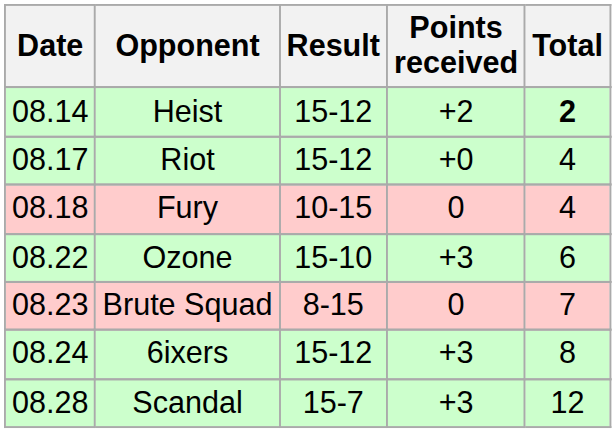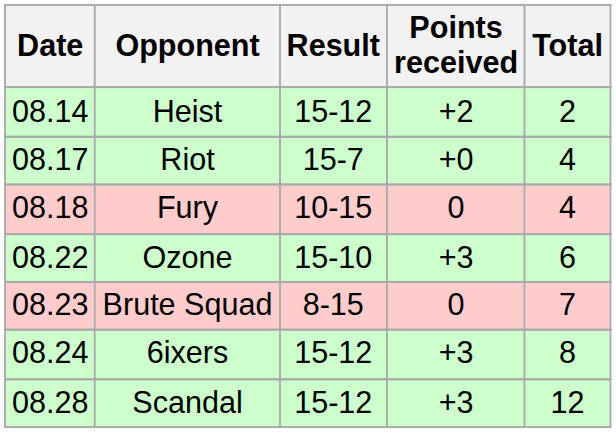(568, 111) bold -> (568, 111) normal
(333, 160) 15-12 -> (333, 160) 15-7
(333, 402) 15-7 -> (333, 402) 15-12
